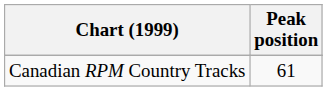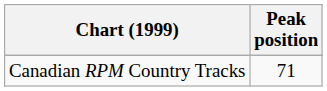(286, 70) 61 -> (286, 70) 71
